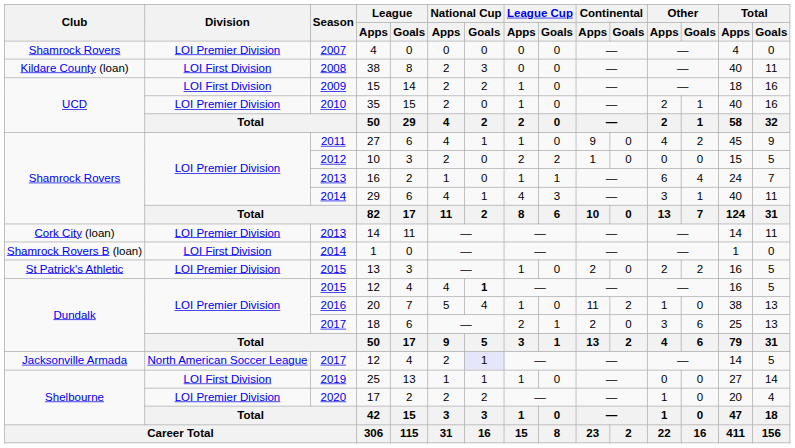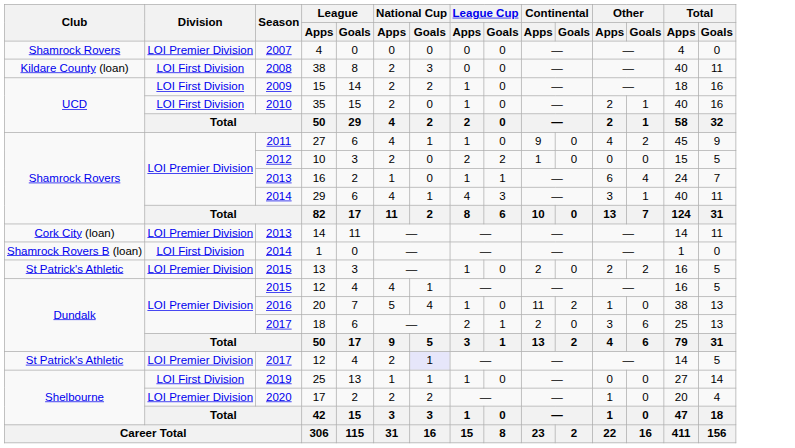(227, 104) LOI Premier Division -> (200, 104) LOI First Division
(484, 287) bold -> (430, 287) normal
(75, 360) Jacksonville Armada -> (75, 360) St Patrick's Athletic
(227, 360) North American Soccer League -> (200, 360) LOI Premier Division
